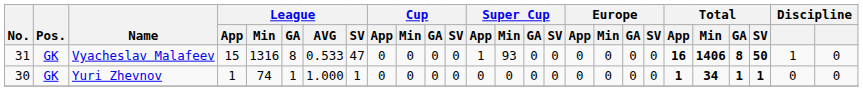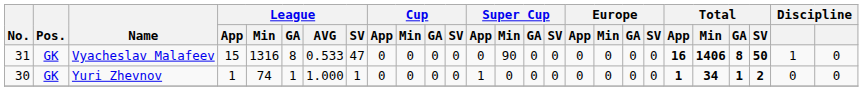(481, 55) 1 -> (481, 55) 0
(509, 55) 93 -> (509, 55) 90
(481, 76) 0 -> (481, 76) 1
(760, 76) 1 -> (760, 76) 2
